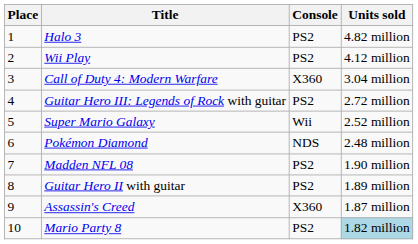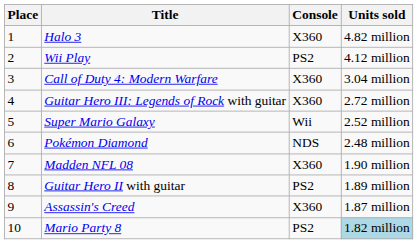(303, 36) PS2 -> (307, 36) X360
(303, 100) PS2 -> (307, 100) X360
(303, 164) PS2 -> (307, 164) X360
